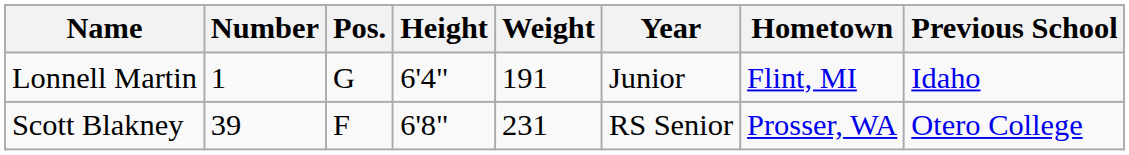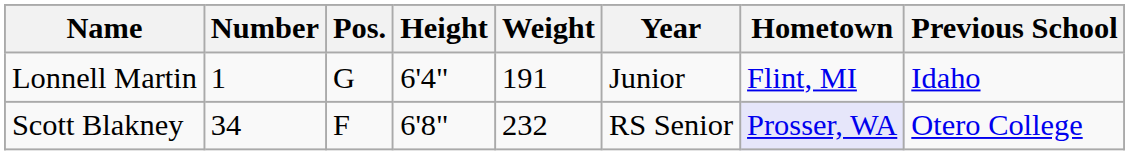(226, 125) 39 -> (226, 125) 34
(525, 125) 231 -> (525, 125) 232
(822, 125) no background -> (822, 125) lavender background
